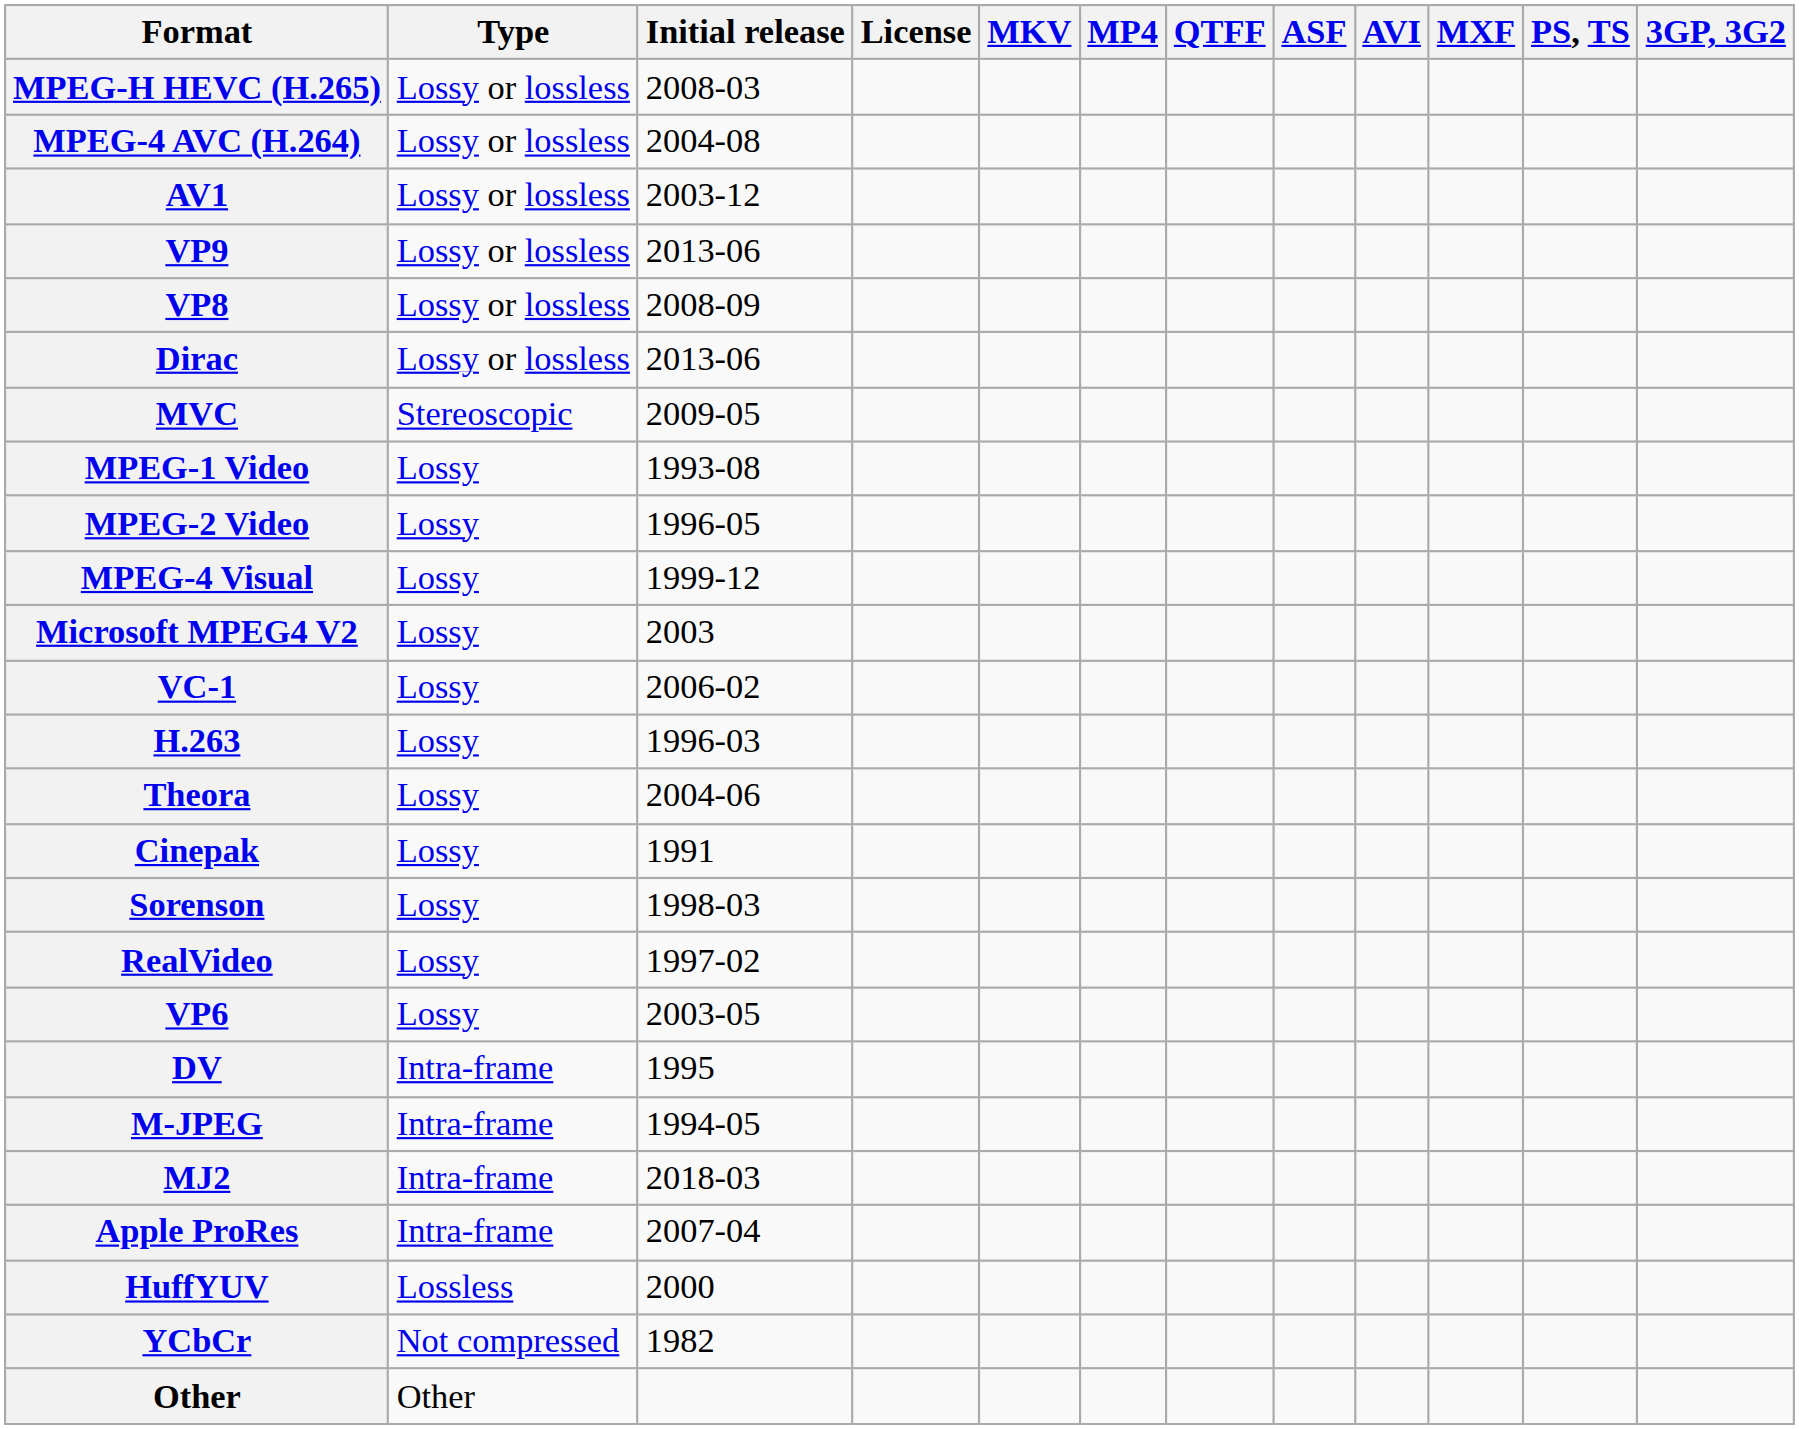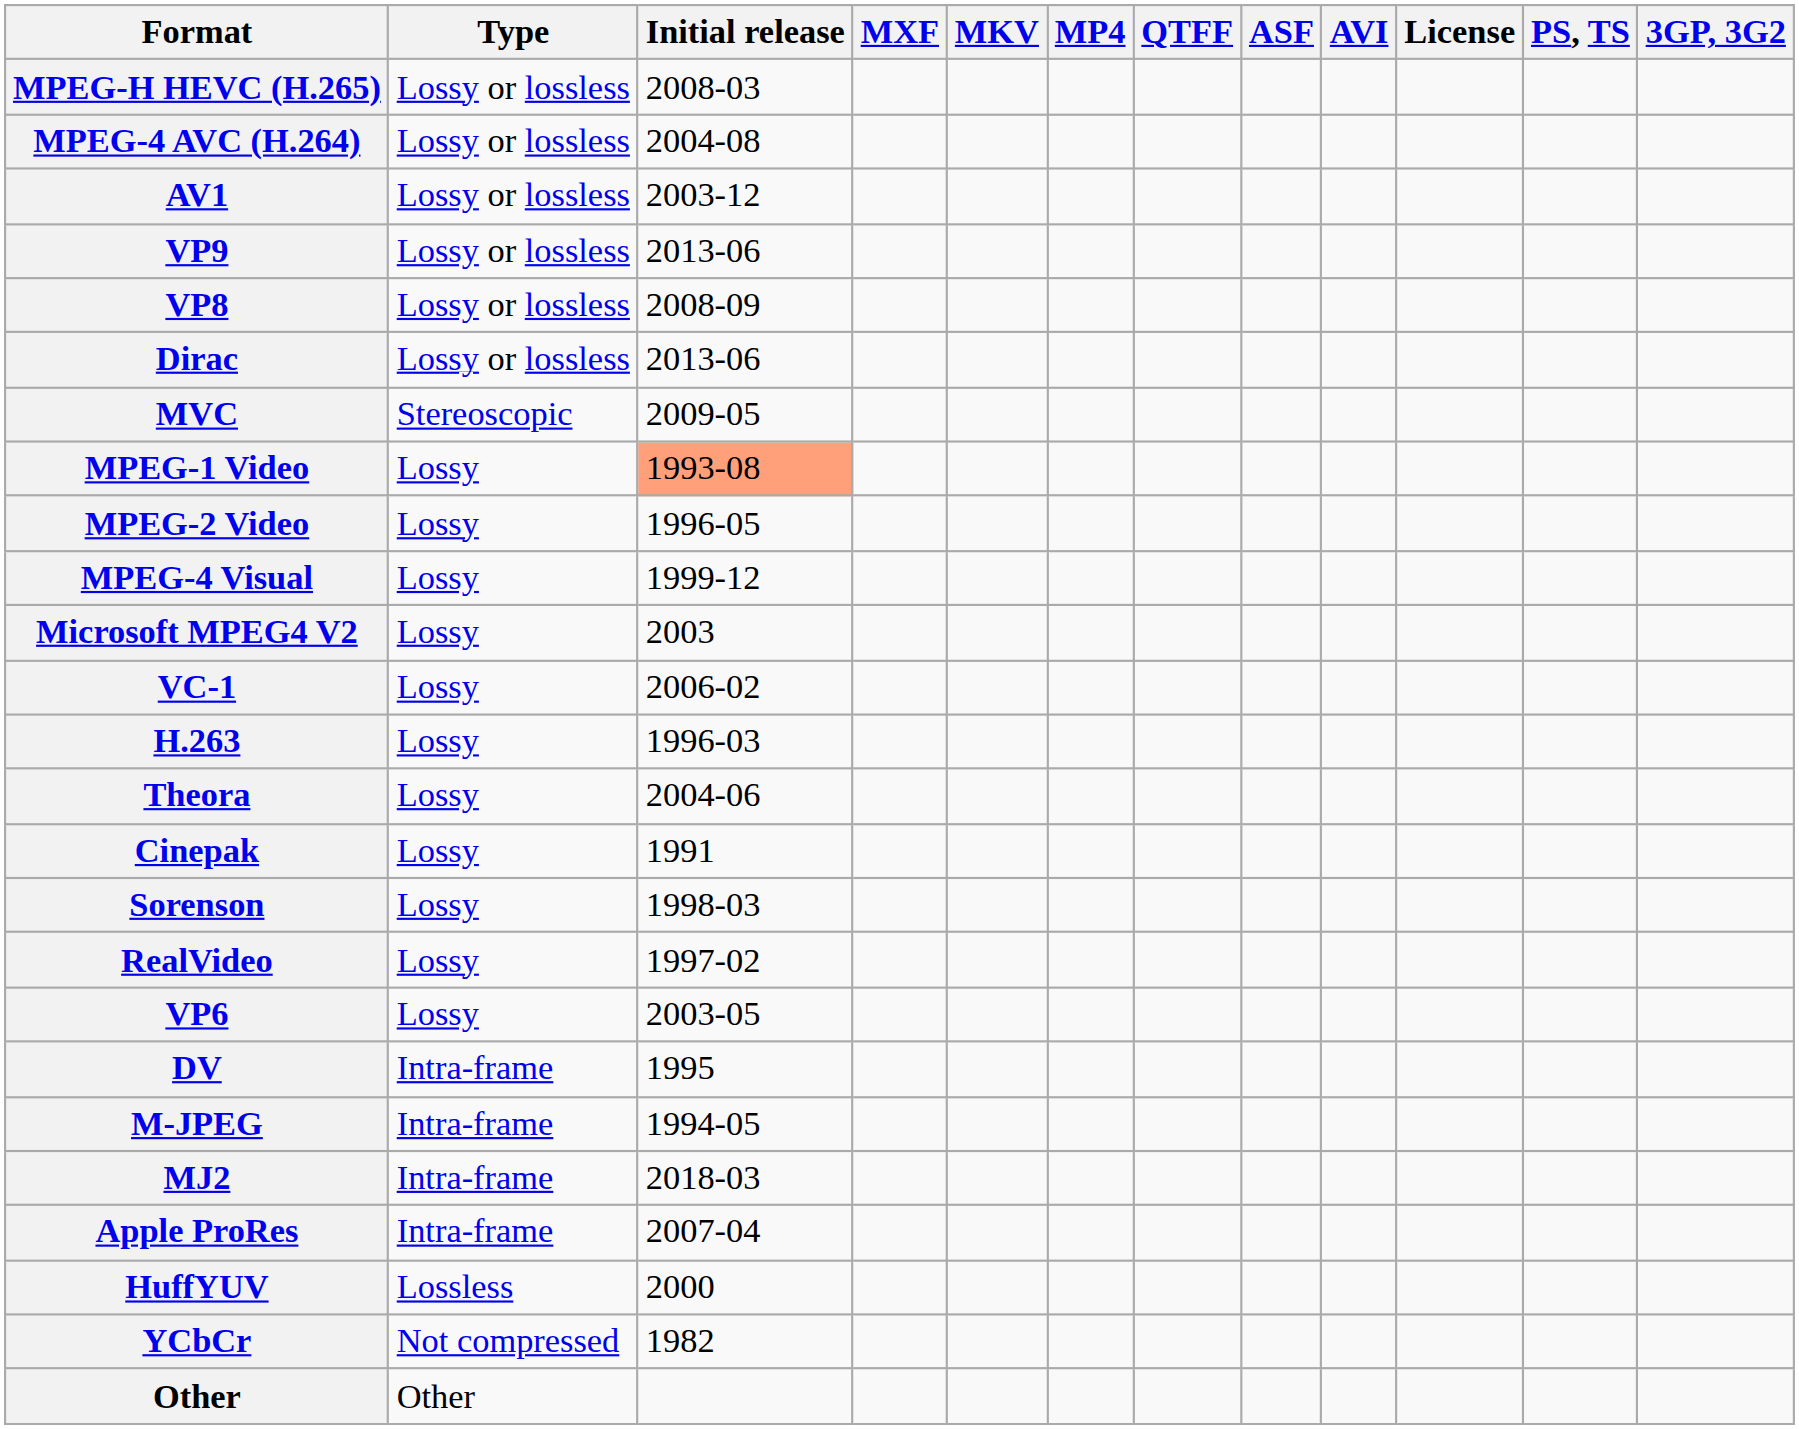columns swapped: (916, 31) <-> (1476, 31)
(703, 468) no background -> (703, 468) lightsalmon background
